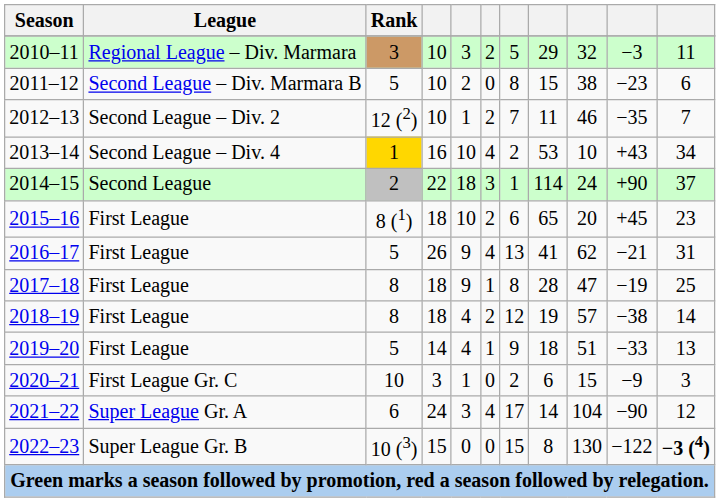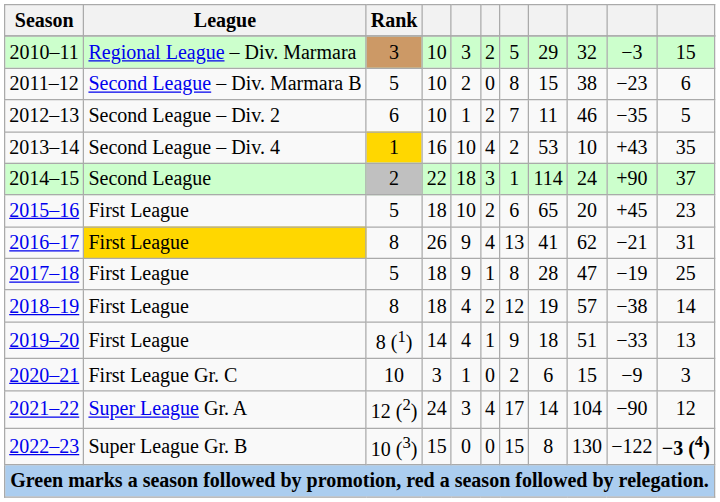(686, 52) 11 -> (686, 52) 15
(394, 118) 12 (2) -> (394, 115) 6
(686, 118) 7 -> (686, 115) 5
(686, 152) 34 -> (686, 147) 35
(394, 218) 8 (1) -> (394, 210) 5
(139, 253) no background -> (139, 242) gold background
(394, 253) 5 -> (394, 242) 8
(394, 284) 8 -> (394, 274) 5
(394, 348) 5 -> (394, 340) 8 (1)
(394, 411) 6 -> (394, 409) 12 (2)
